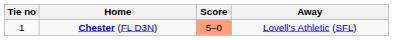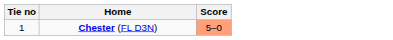- column: (310, 12)
